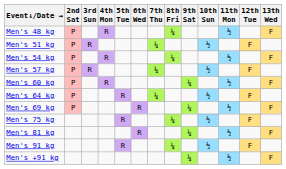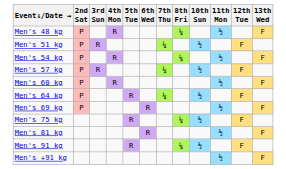- column: (189, 15)
